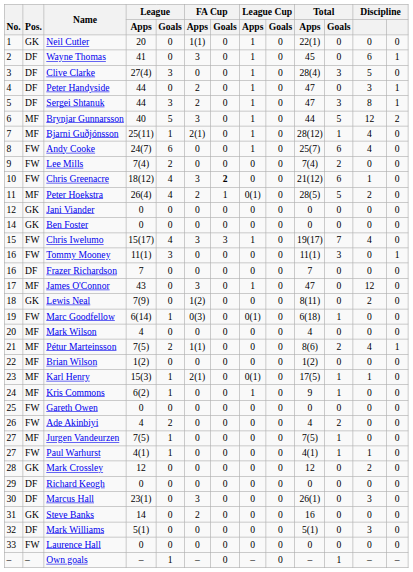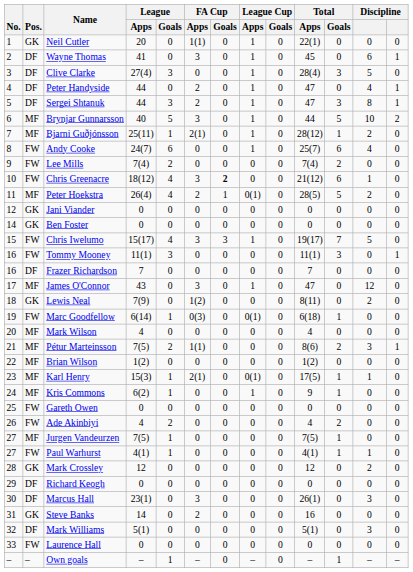(370, 88) 3 -> (370, 88) 4
(370, 118) 12 -> (370, 118) 10
(370, 133) 4 -> (370, 133) 2
(370, 240) 4 -> (370, 240) 5
(370, 347) 4 -> (370, 347) 3
